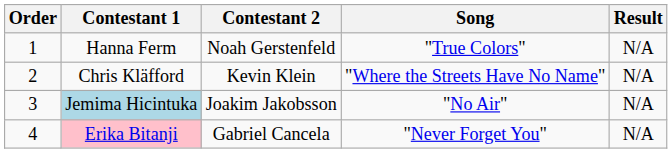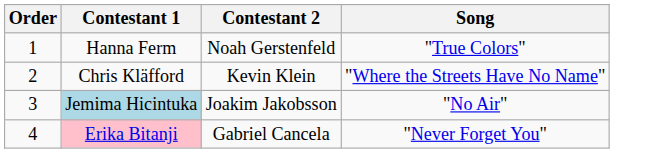- column: (638, 18)
